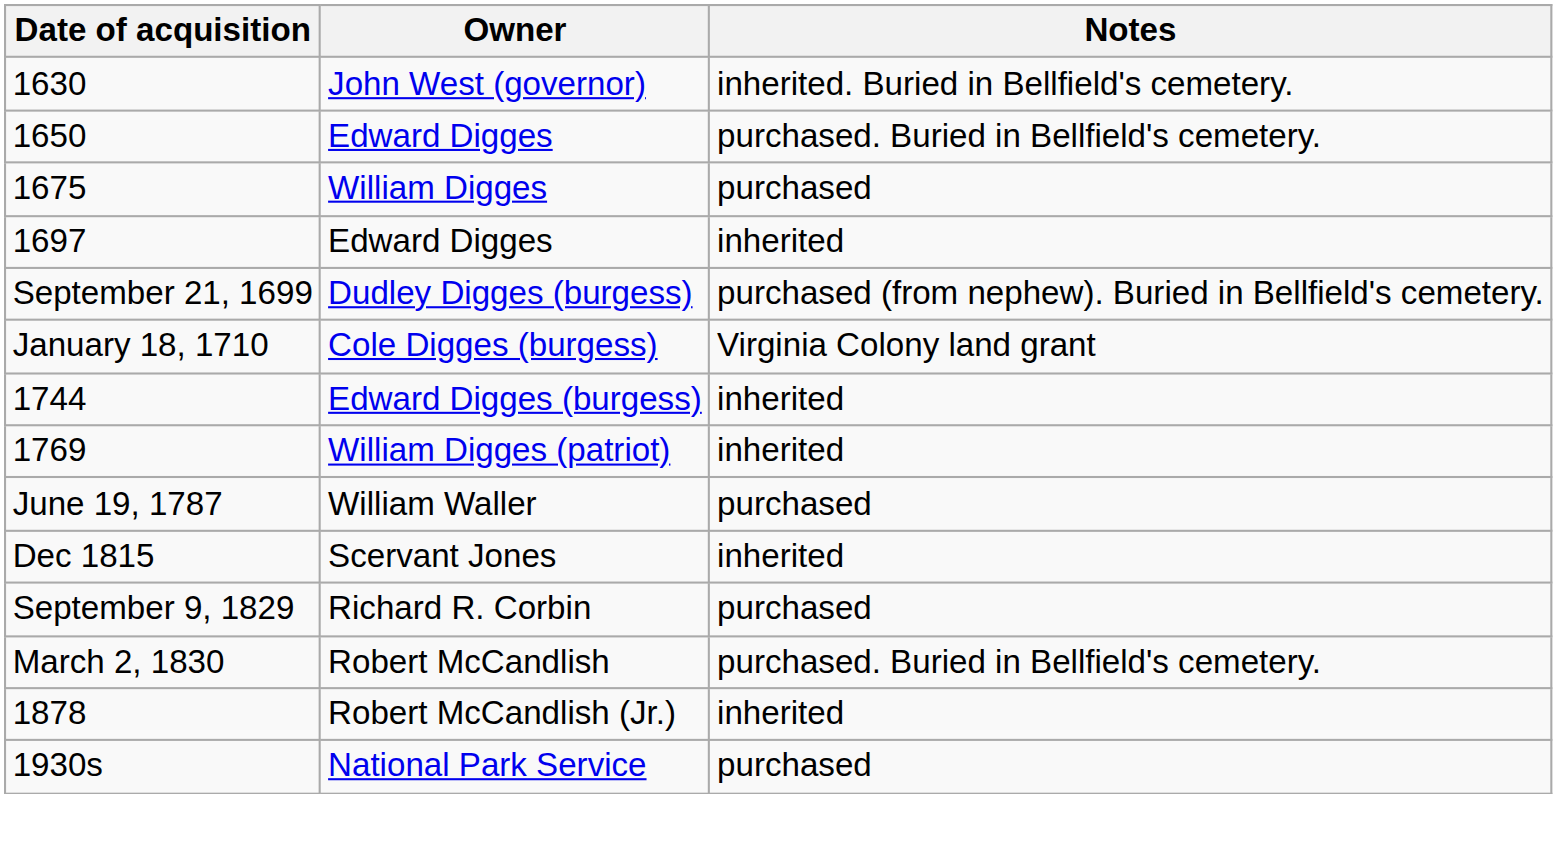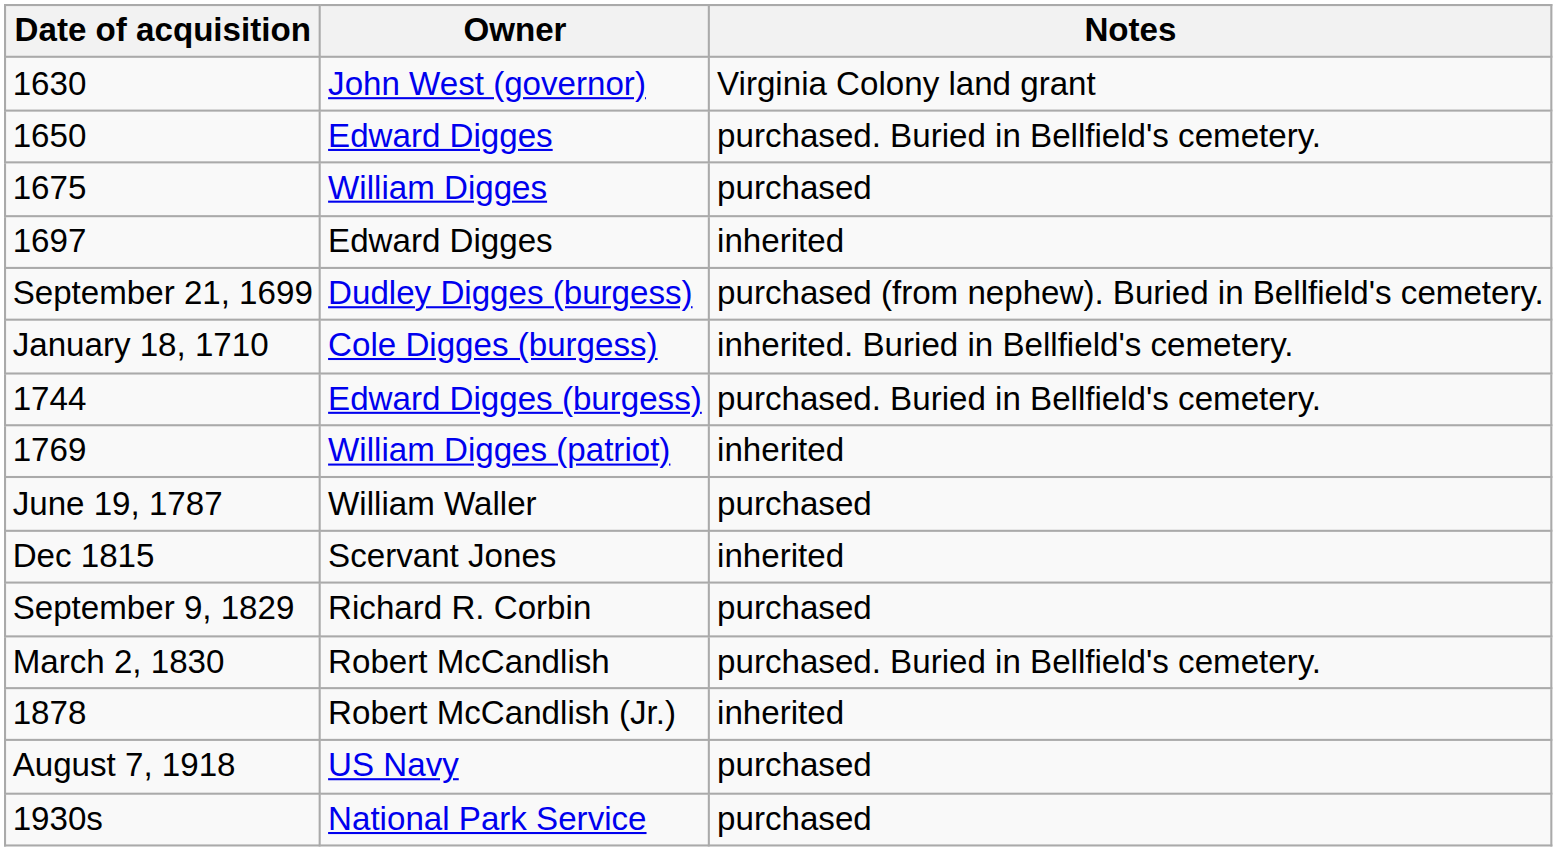(1005, 83) inherited. Buried in Bellfield's cemetery. -> (906, 83) Virginia Colony land grant
(906, 345) Virginia Colony land grant -> (1005, 345) inherited. Buried in Bellfield's cemetery.
(781, 398) inherited -> (1019, 398) purchased. Buried in Bellfield's cemetery.
+ row: (124, 766)
